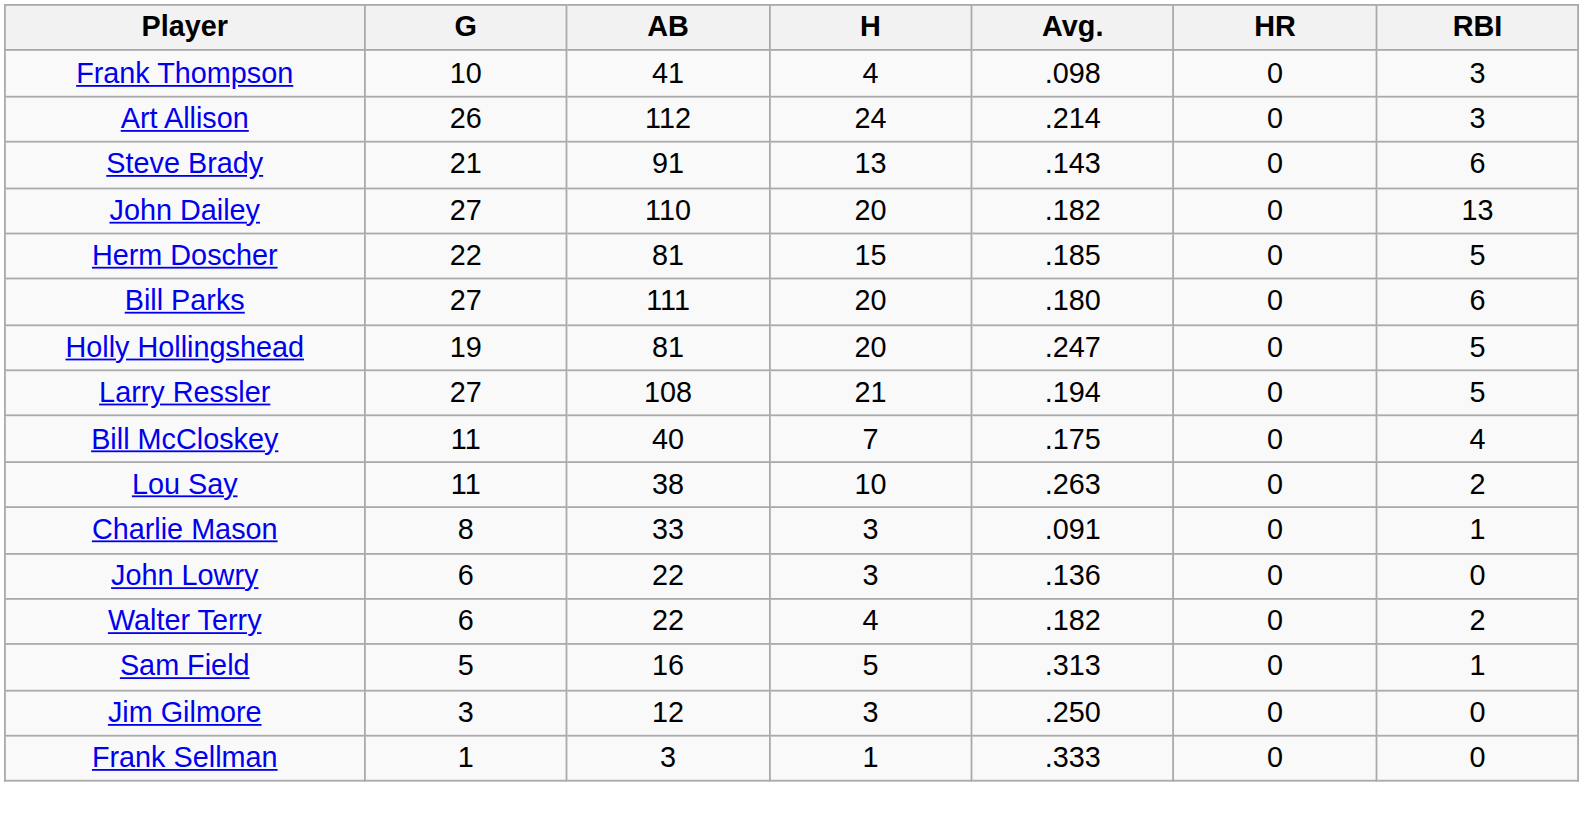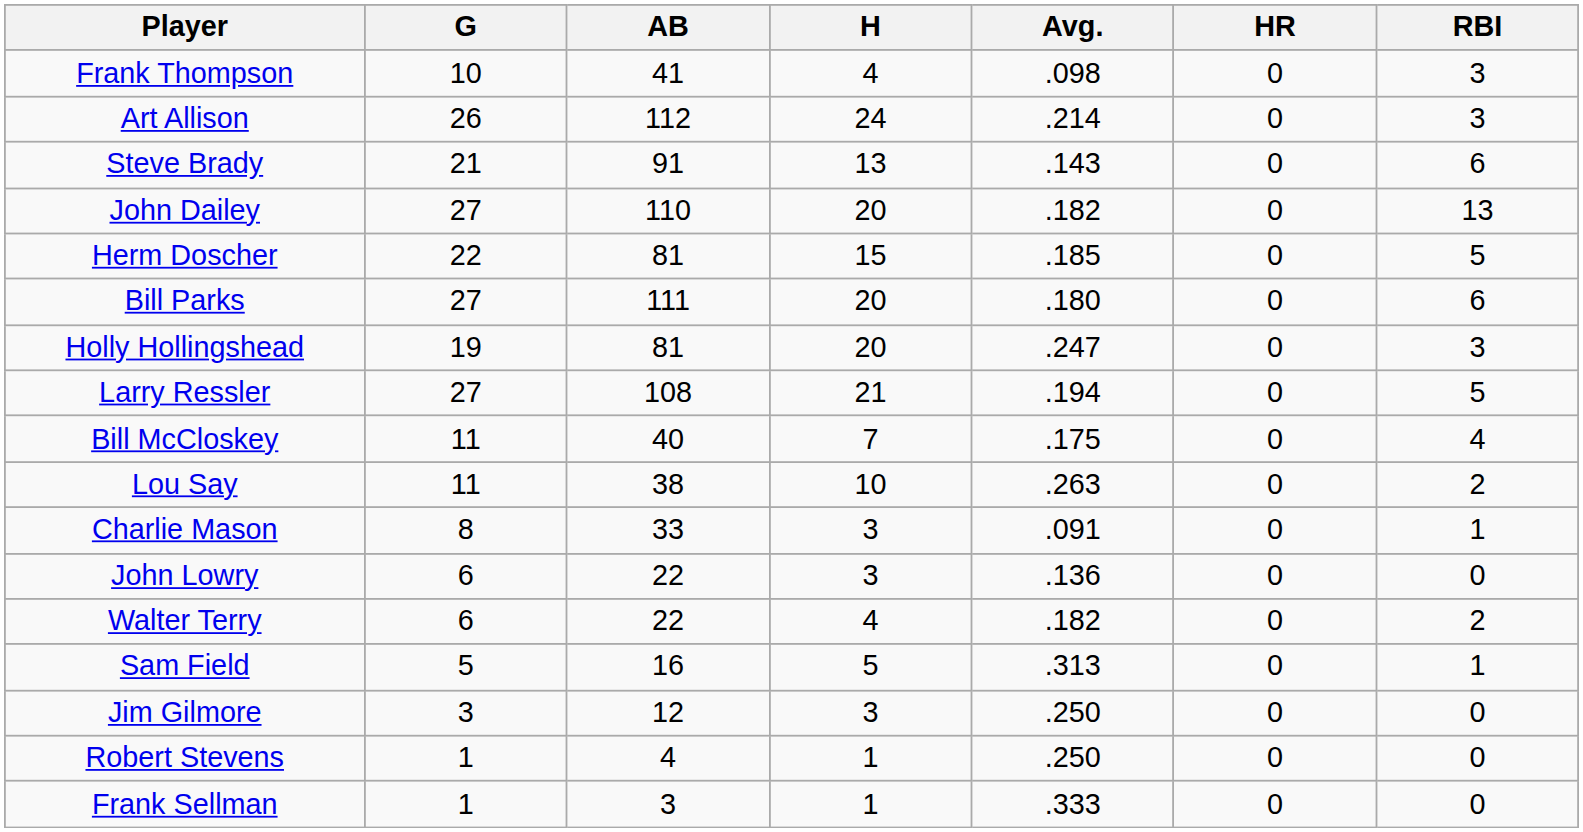(1477, 347) 5 -> (1477, 347) 3
+ row: (185, 758)
